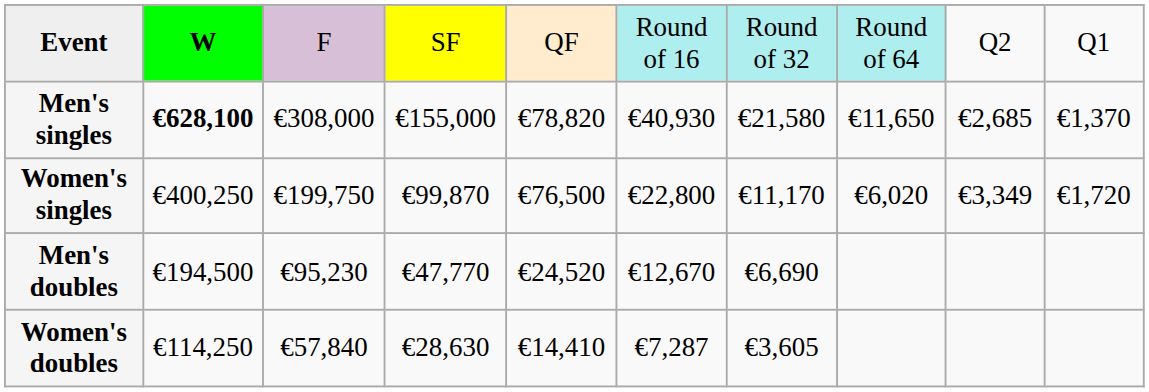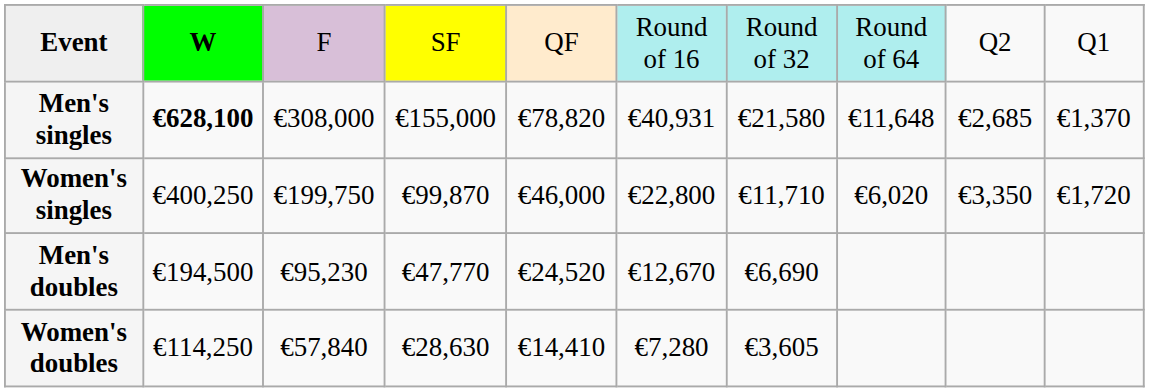(672, 119) €40,930 -> (672, 119) €40,931
(891, 119) €11,650 -> (891, 119) €11,648
(561, 195) €76,500 -> (561, 195) €46,000
(782, 195) €11,170 -> (782, 195) €11,710
(995, 195) €3,349 -> (995, 195) €3,350
(672, 347) €7,287 -> (672, 347) €7,280
